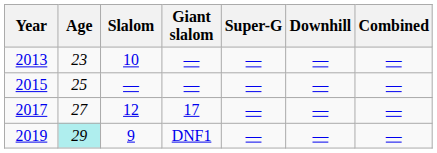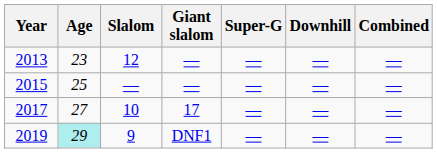(131, 60) 10 -> (131, 60) 12
(131, 110) 12 -> (131, 110) 10
